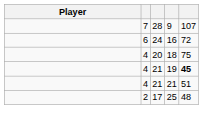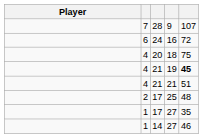+ row: (157, 112)
+ row: (157, 127)
